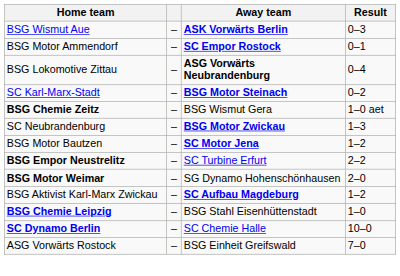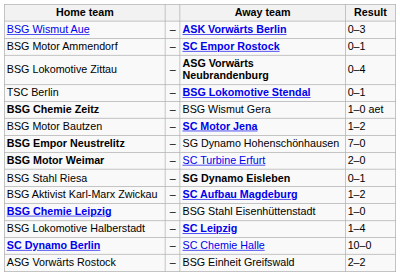- row: (53, 93)
+ row: (33, 93)
- row: (56, 127)
(225, 161) SC Turbine Erfurt -> (261, 144) SG Dynamo Hohenschönhausen
(357, 161) 2–2 -> (357, 144) 7–0
(262, 178) SG Dynamo Hohenschönhausen -> (224, 161) SC Turbine Erfurt
+ row: (47, 178)
+ row: (76, 229)
(357, 246) 7–0 -> (357, 263) 2–2
